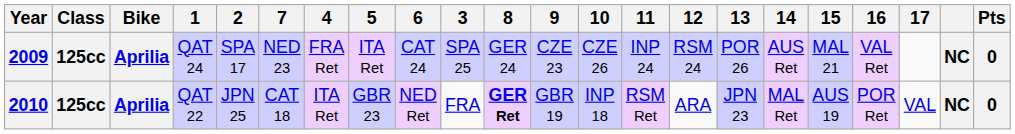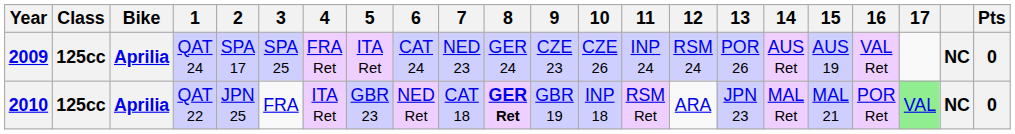columns swapped: (463, 18) <-> (282, 18)
(831, 56) MAL 21 -> (831, 56) AUS 19
(831, 104) AUS 19 -> (831, 104) MAL 21
(920, 104) no background -> (920, 104) lightgreen background
